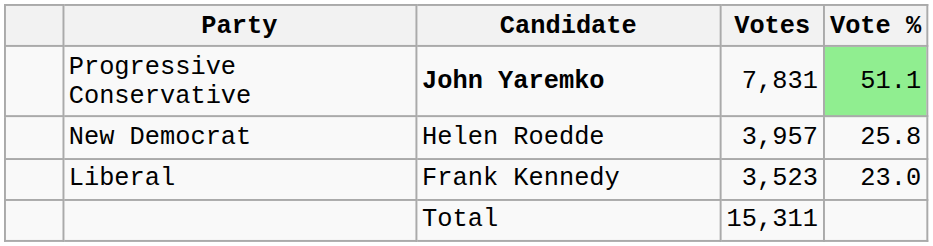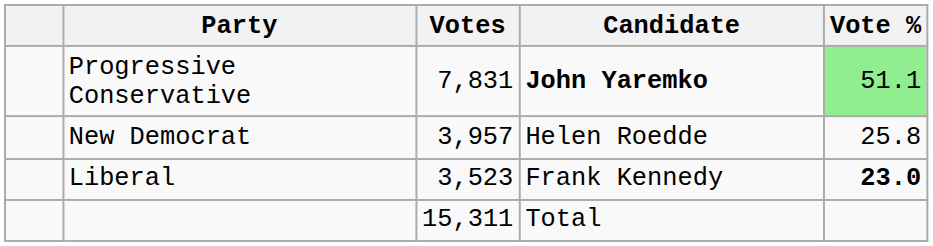columns swapped: (568, 26) <-> (772, 26)
(891, 179) normal -> (891, 179) bold
